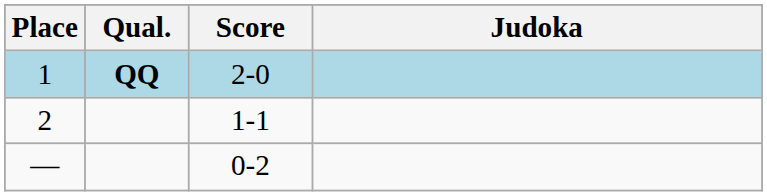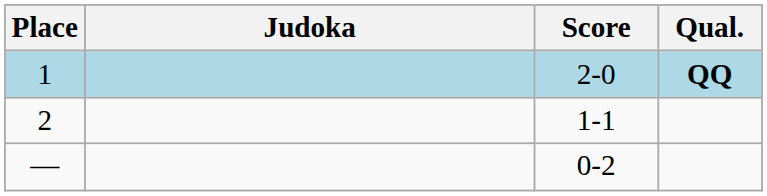columns swapped: (537, 27) <-> (137, 27)
